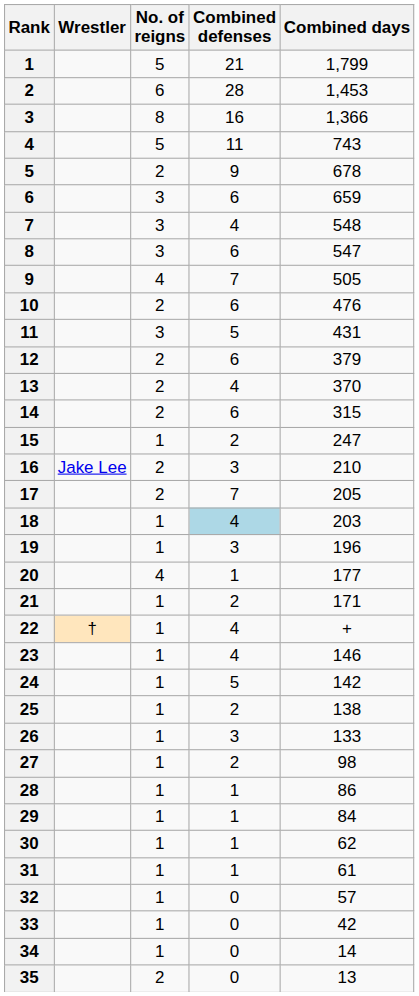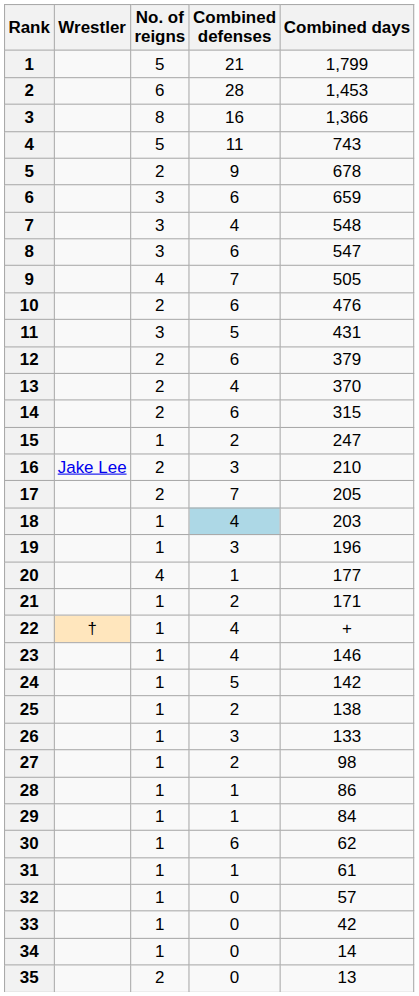(235, 843) 1 -> (235, 843) 6
